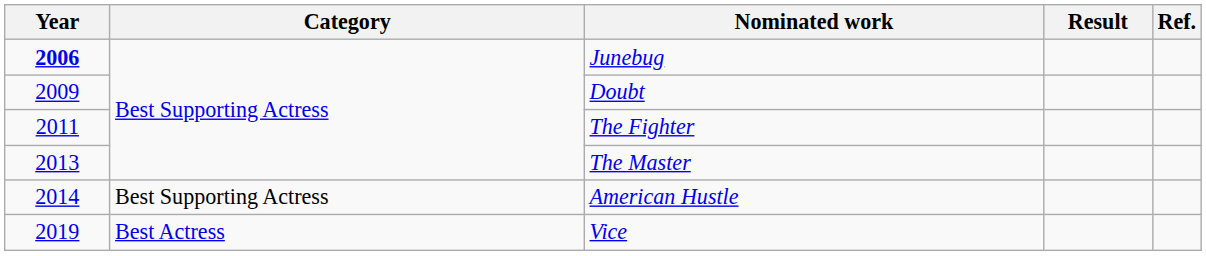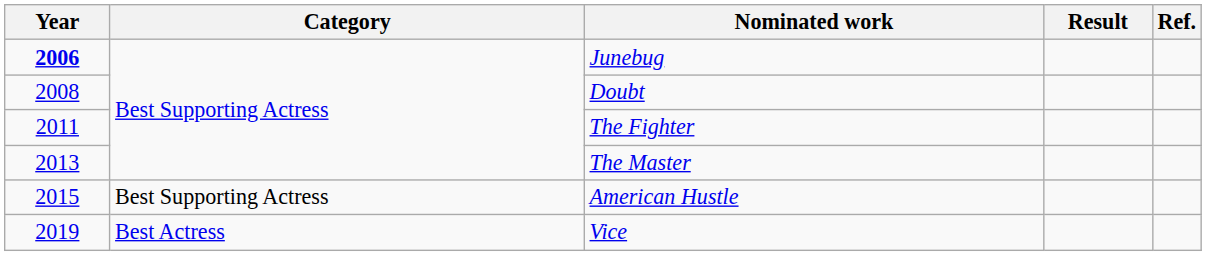(57, 92) 2009 -> (57, 92) 2008
(57, 197) 2014 -> (57, 197) 2015
